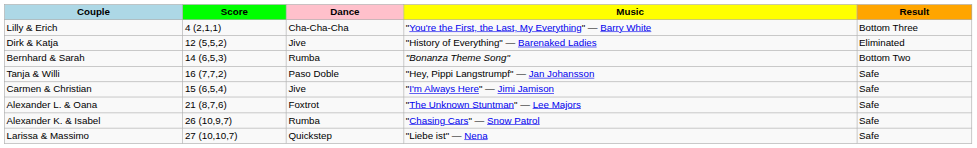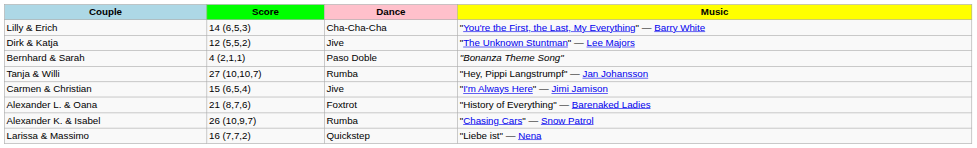- column: (914, 12)
(203, 27) 4 (2,1,1) -> (230, 27) 14 (6,5,3)
(501, 43) "History of Everything" — Barenaked Ladies -> (547, 43) "The Unknown Stuntman" — Lee Majors
(206, 58) 14 (6,5,3) -> (227, 58) 4 (2,1,1)
(304, 58) Rumba -> (352, 58) Paso Doble
(206, 74) 16 (7,7,2) -> (235, 74) 27 (10,10,7)
(314, 74) Paso Doble -> (342, 74) Rumba
(493, 105) "The Unknown Stuntman" — Lee Majors -> (555, 105) "History of Everything" — Barenaked Ladies
(211, 136) 27 (10,10,7) -> (230, 136) 16 (7,7,2)
